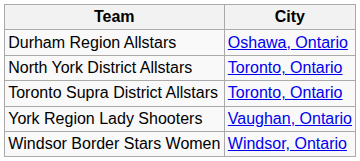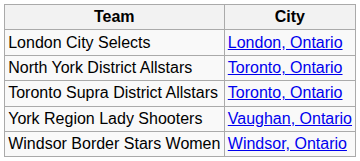- row: (92, 42)
+ row: (79, 42)
